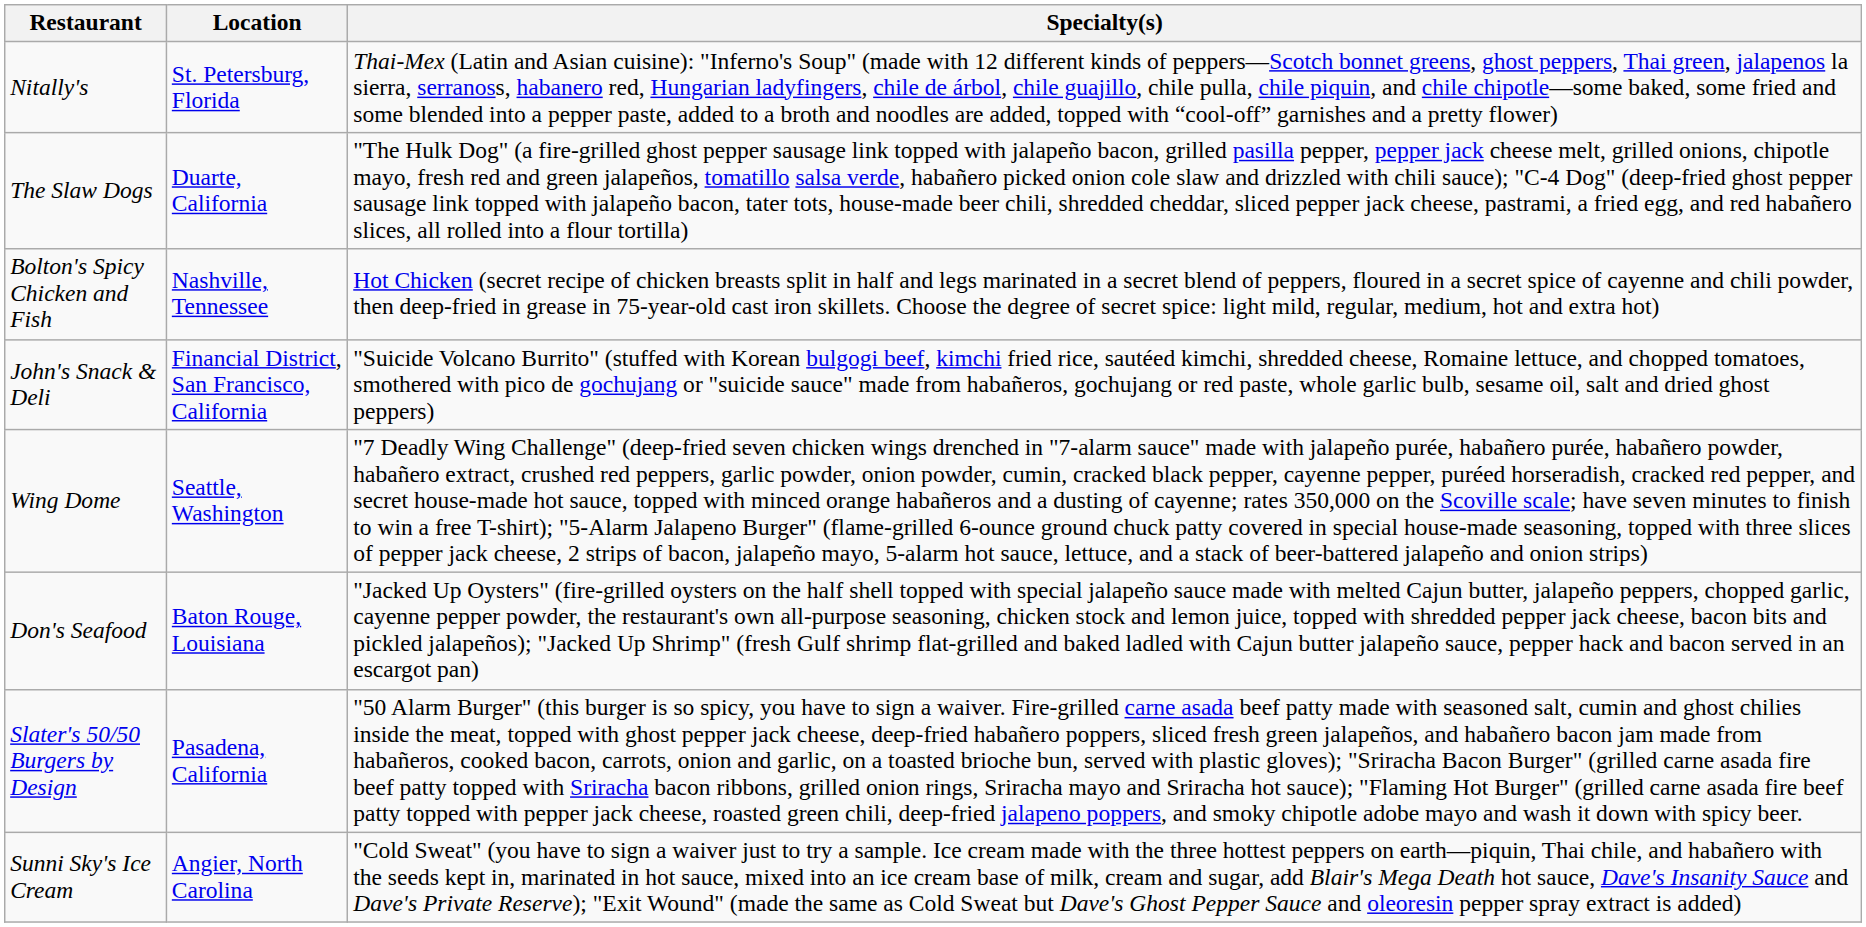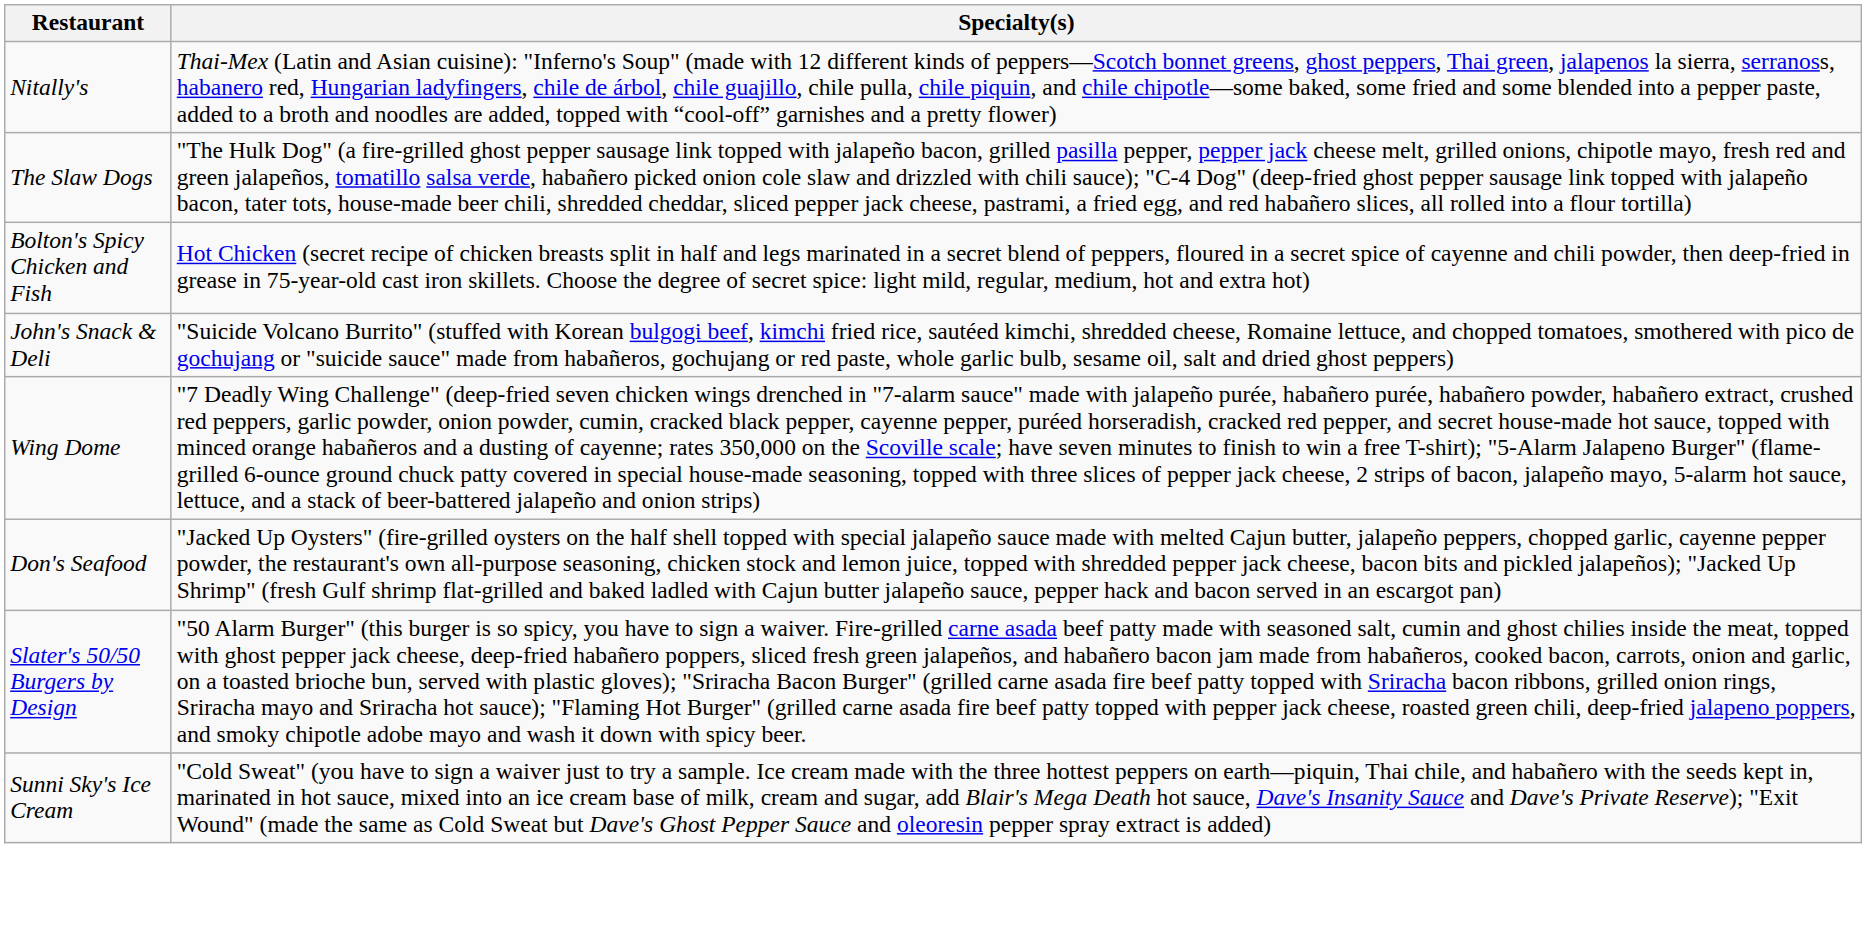- column: (257, 23)
